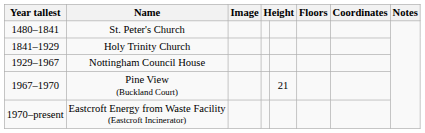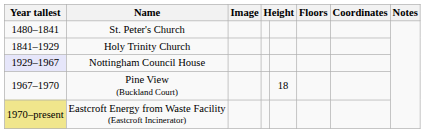(35, 63) no background -> (35, 63) lavender background
(283, 85) 21 -> (283, 85) 18
(35, 114) no background -> (35, 114) khaki background
